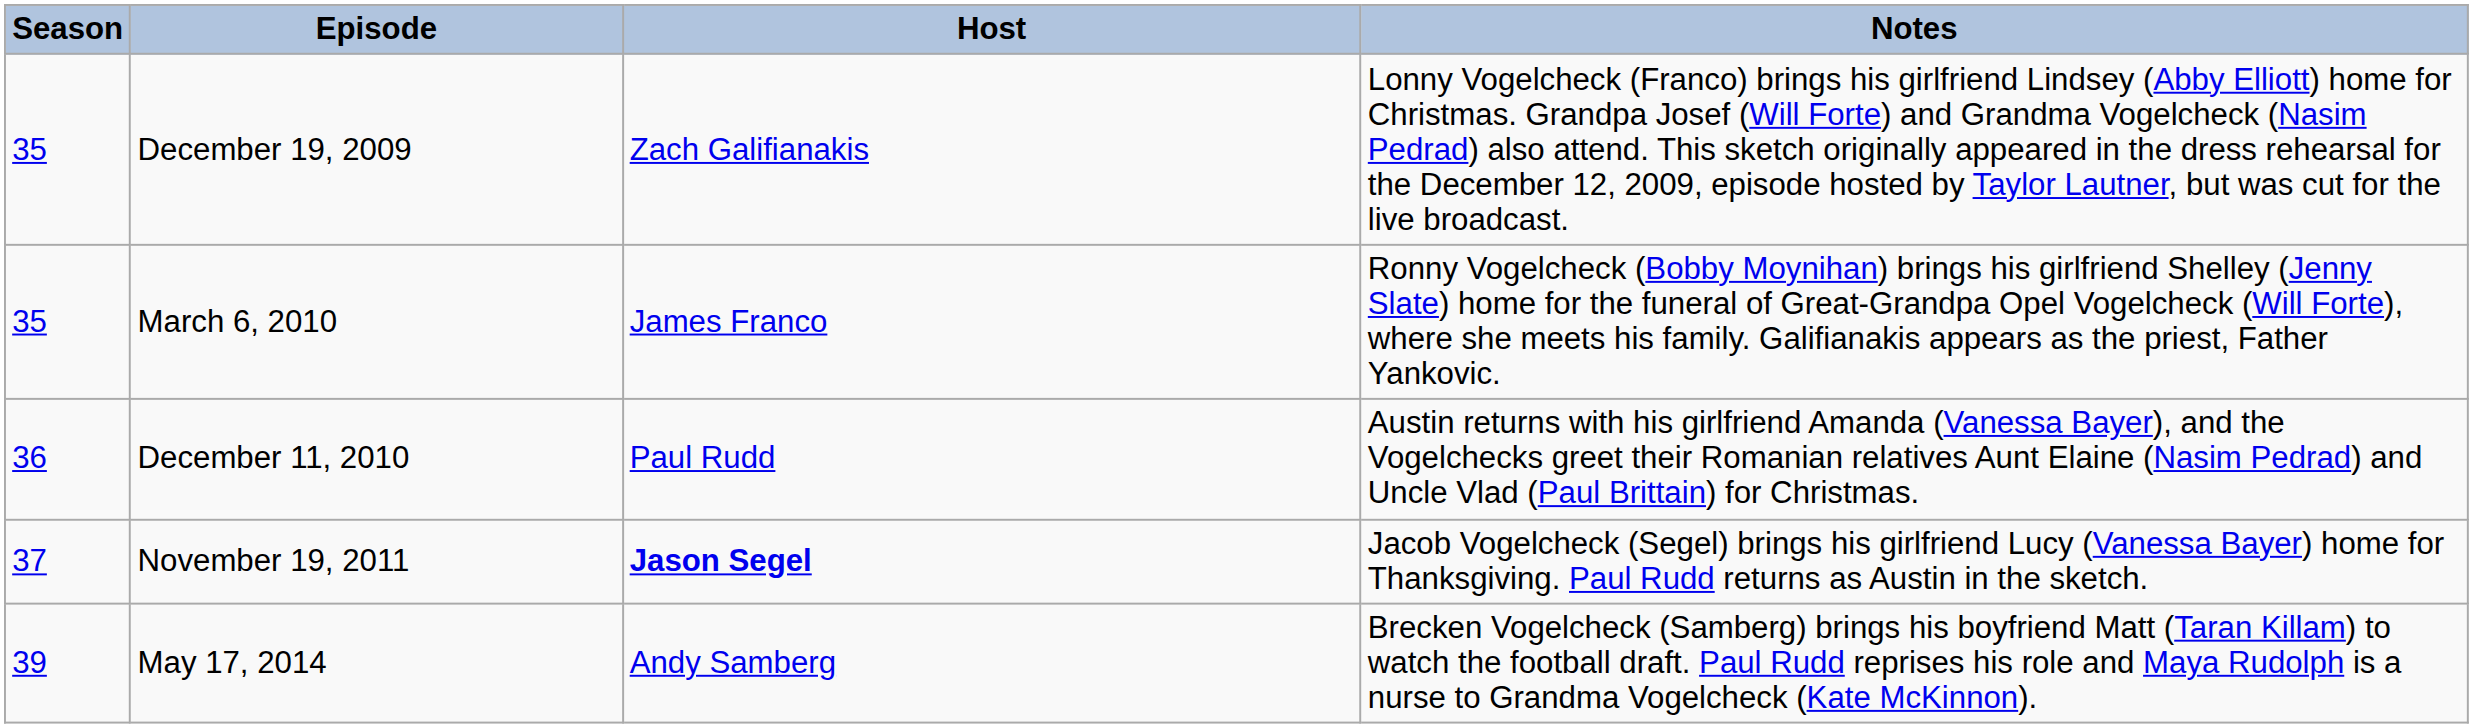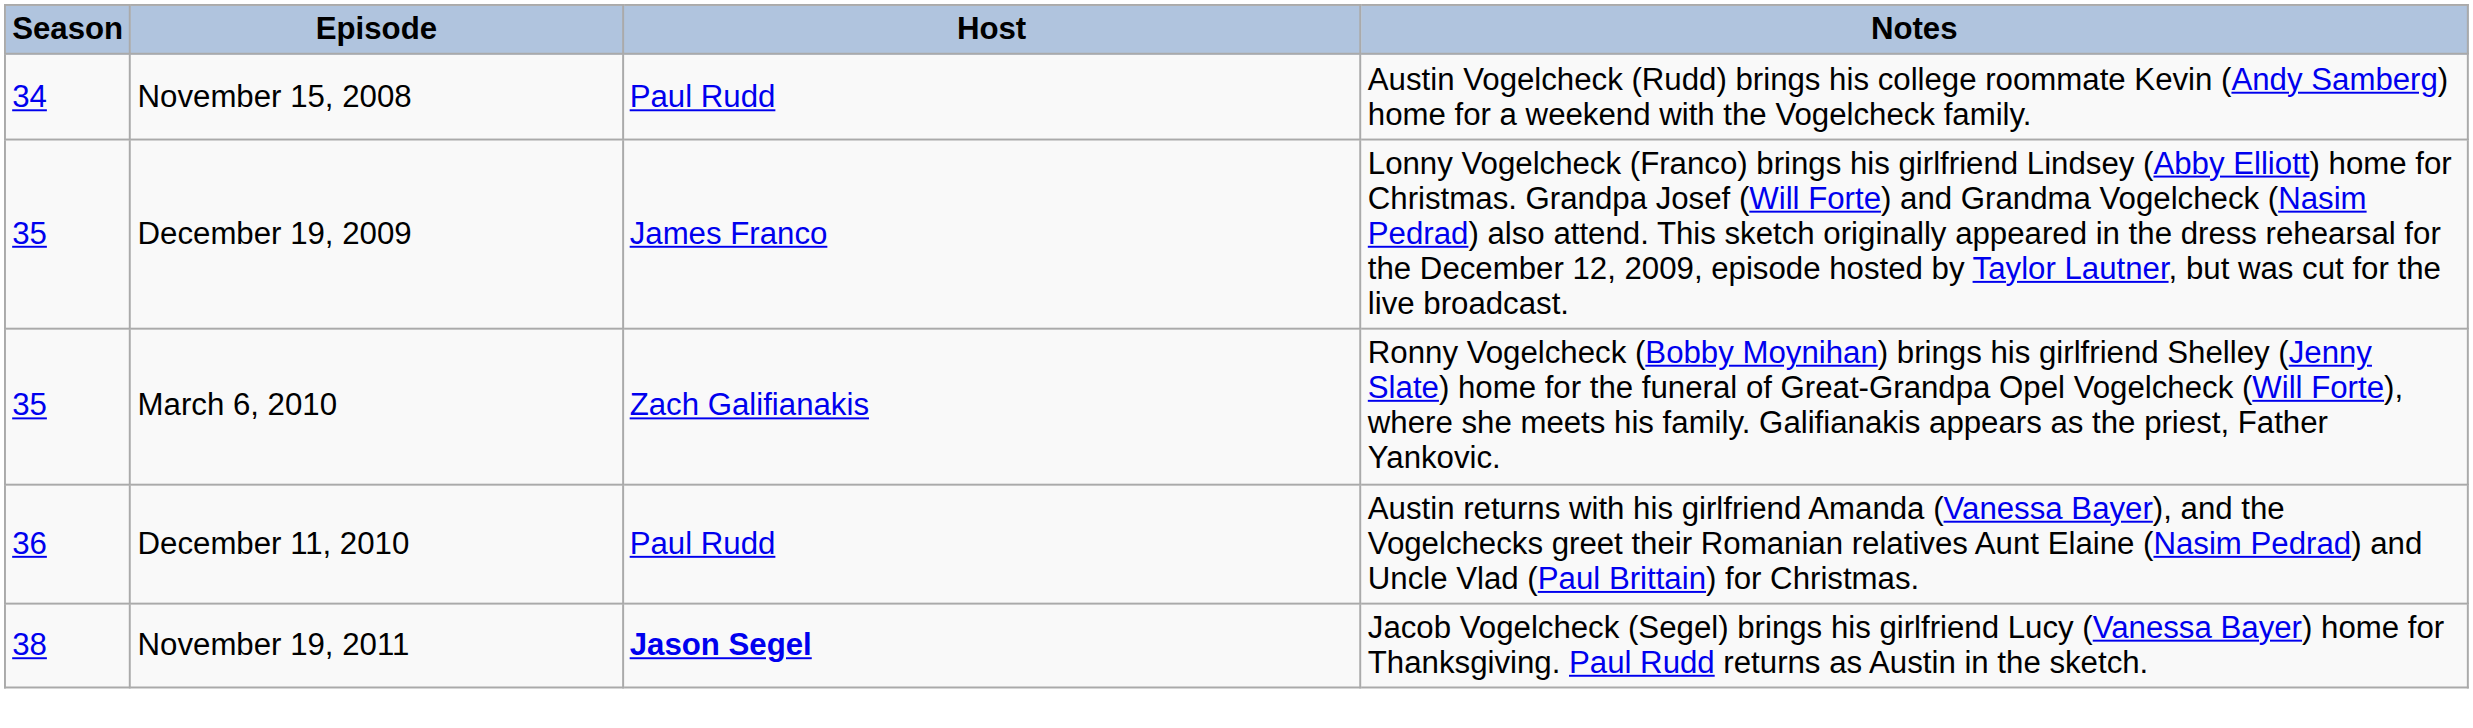+ row: (275, 96)
(749, 148) Zach Galifianakis -> (729, 233) James Franco
(729, 321) James Franco -> (749, 405) Zach Galifianakis
(30, 560) 37 -> (30, 645) 38
- row: (232, 662)
